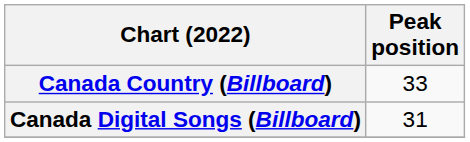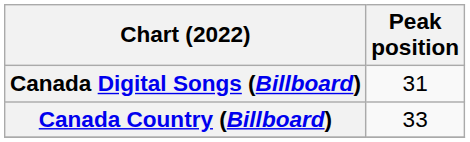rows swapped: (185, 83) <-> (185, 119)
